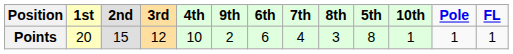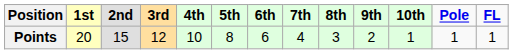columns swapped: (371, 15) <-> (230, 15)
